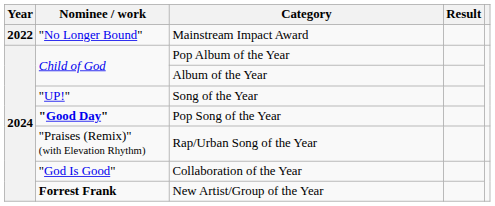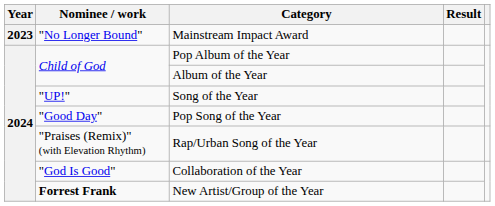(20, 34) 2022 -> (20, 34) 2023
(74, 116) bold -> (71, 116) normal
